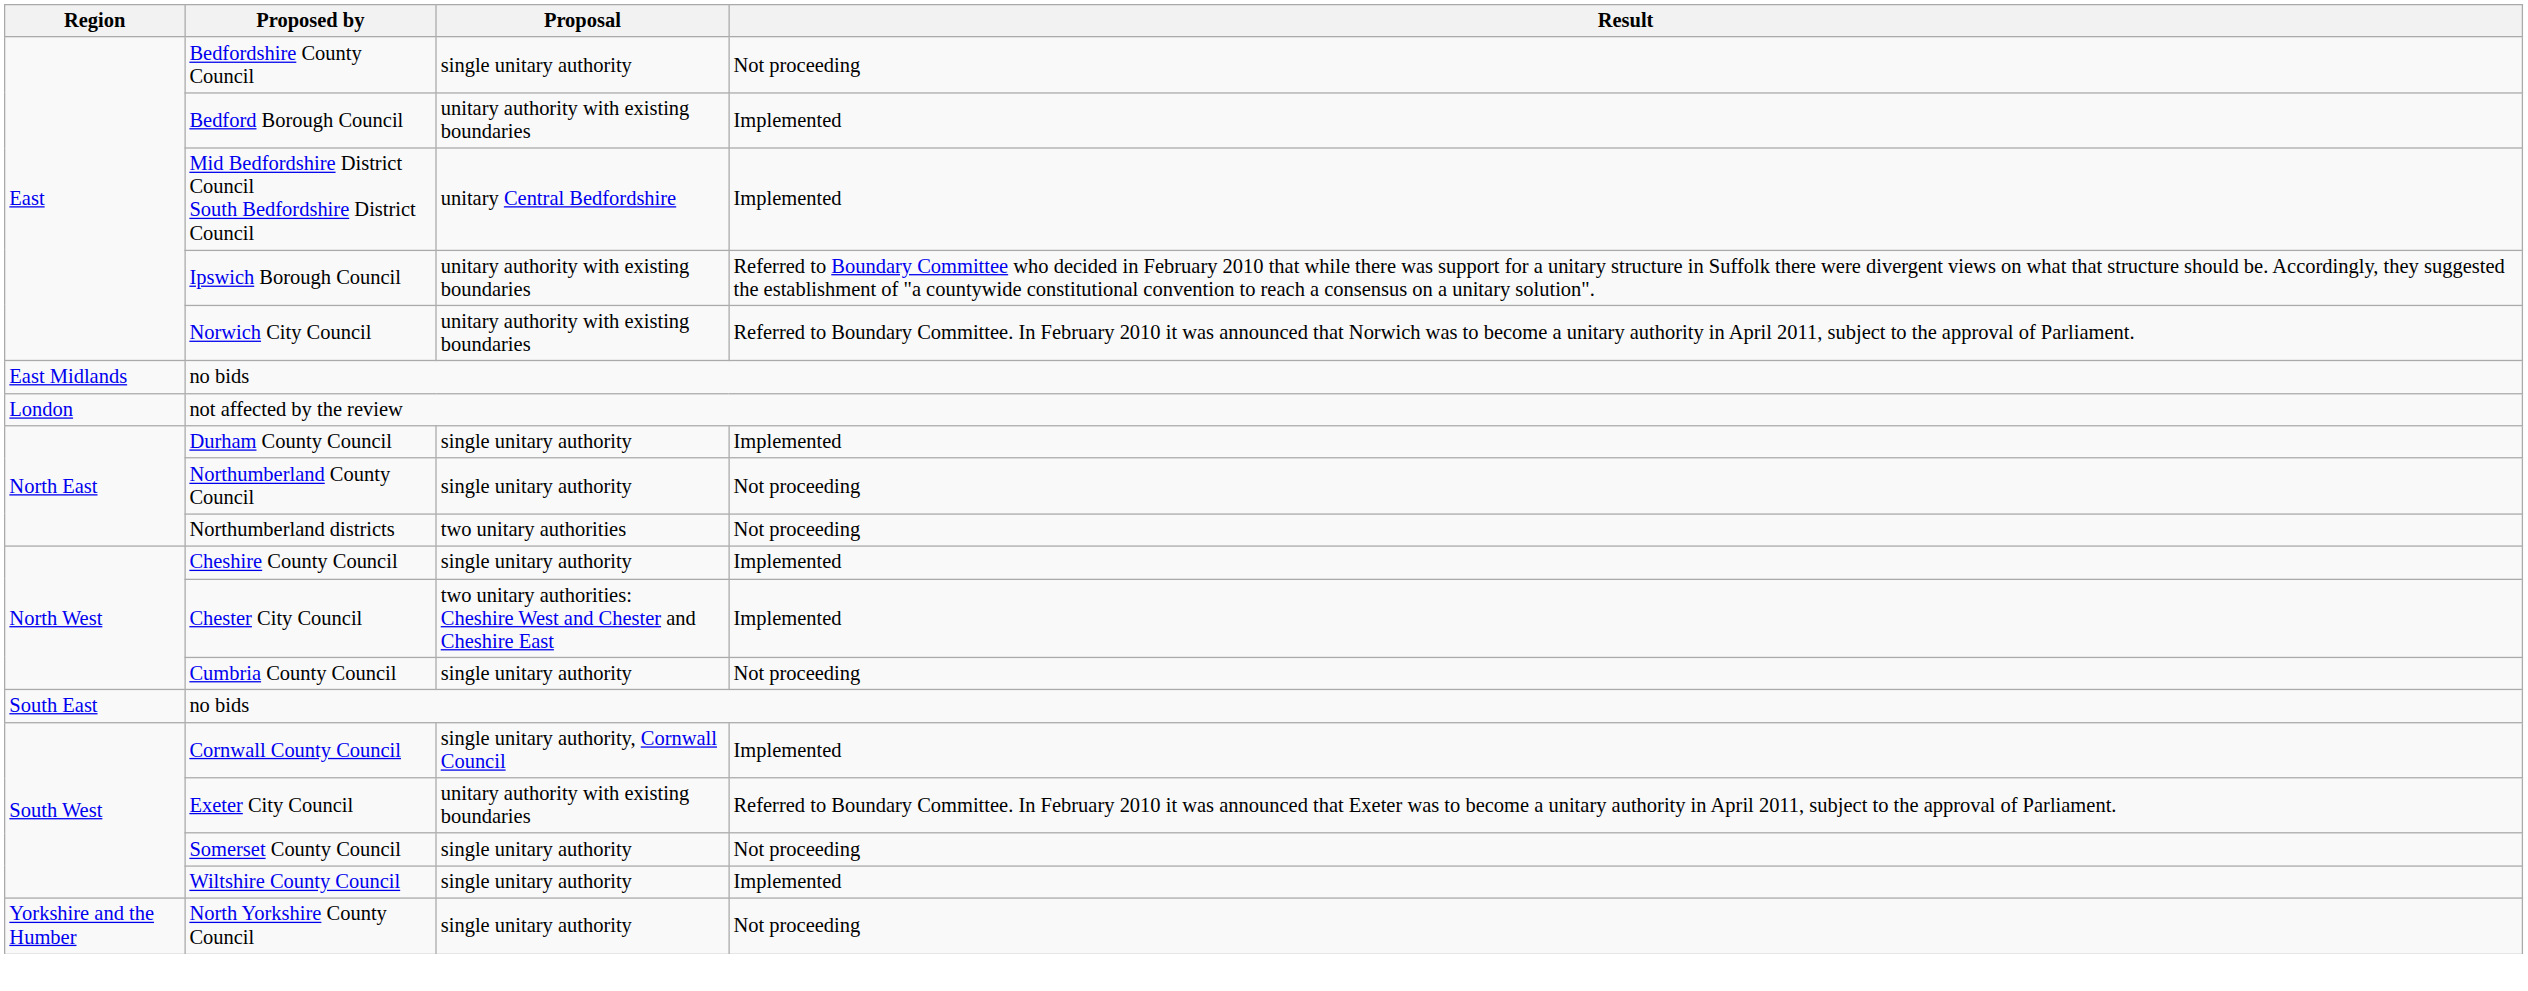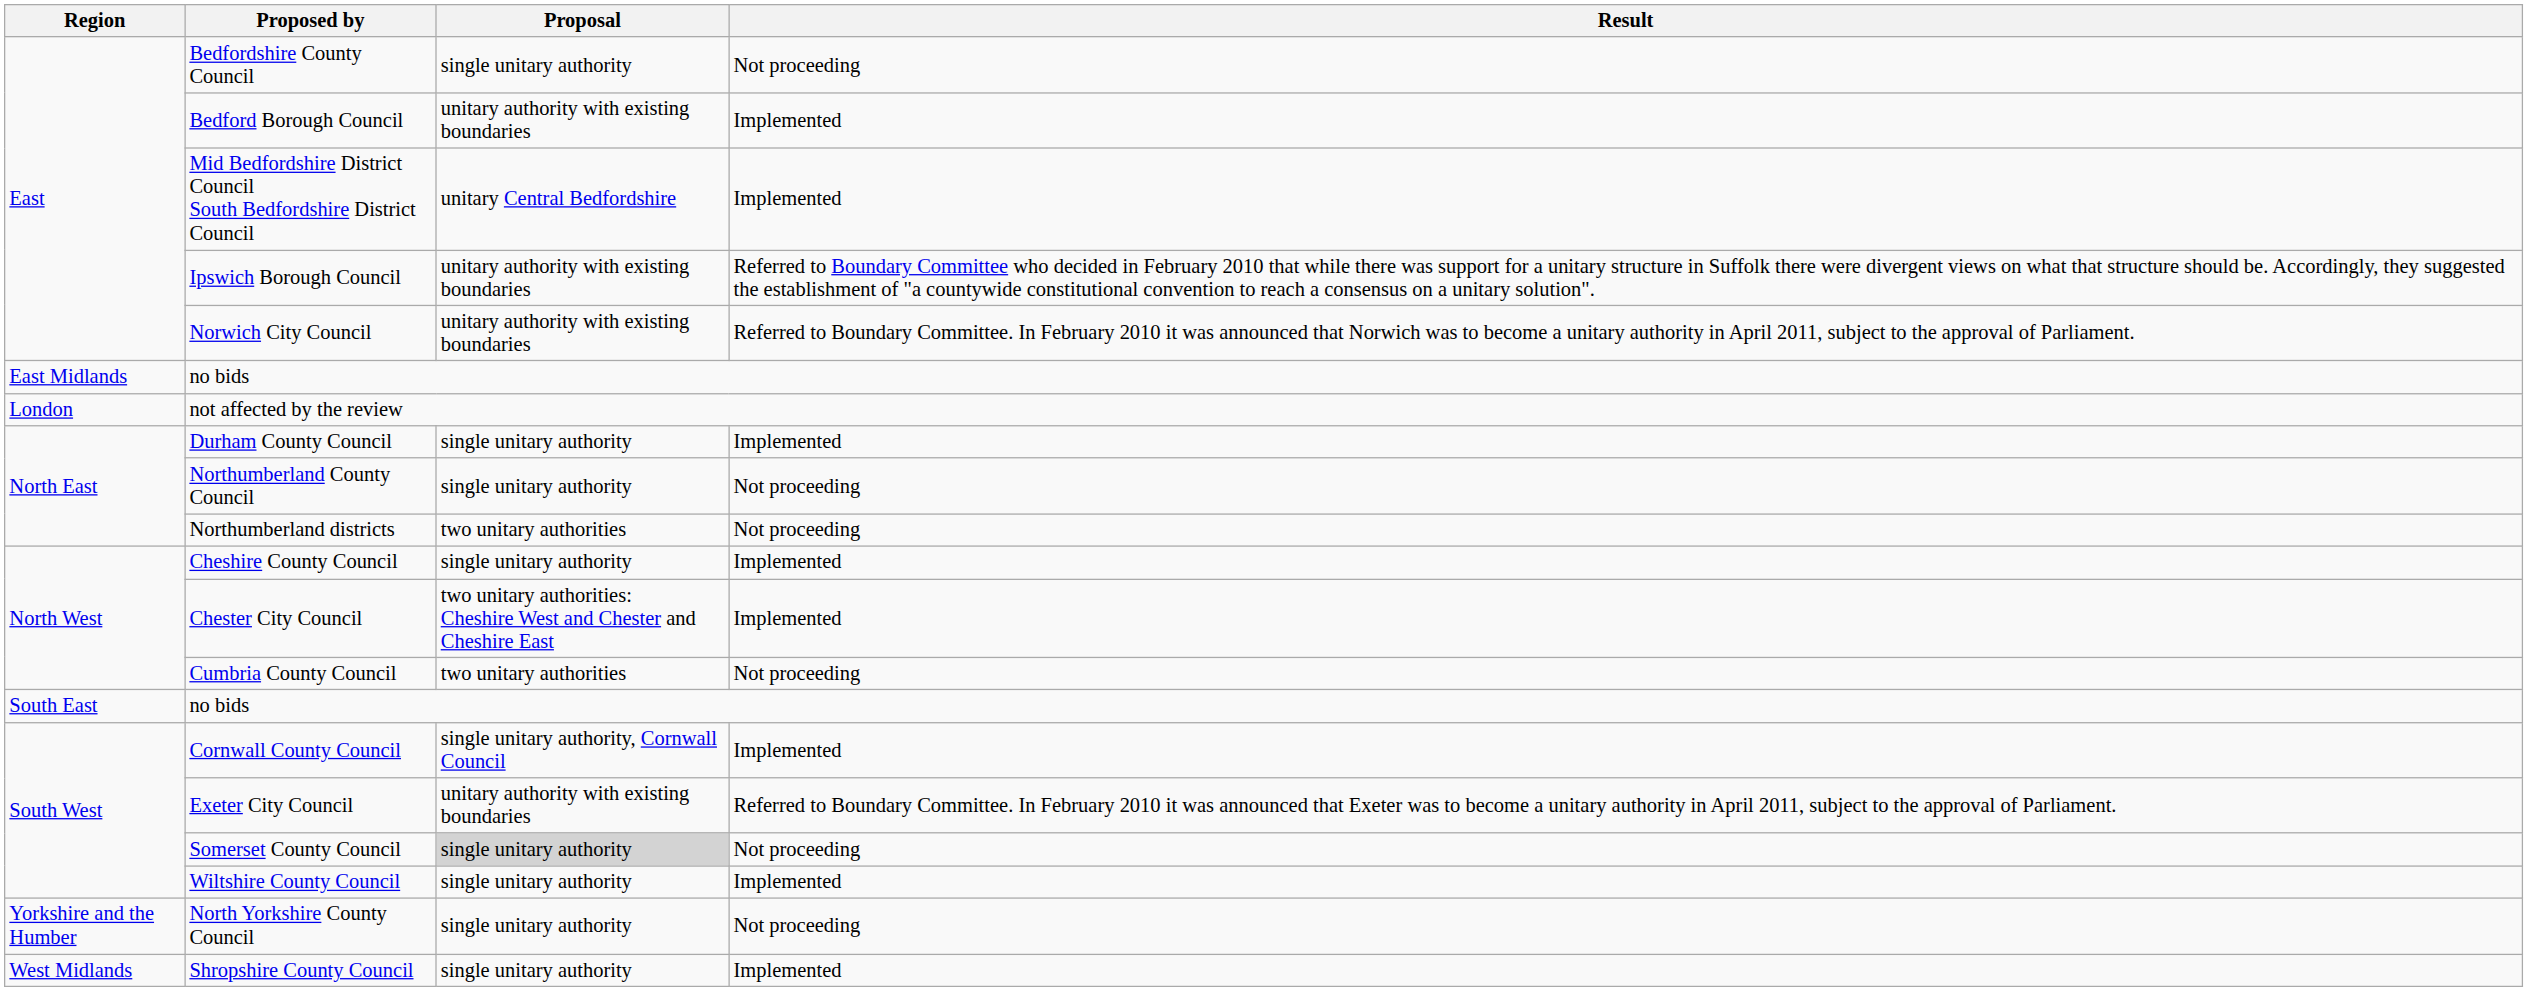(536, 673) single unitary authority -> (533, 673) two unitary authorities
(536, 849) no background -> (536, 849) lightgrey background
+ row: (71, 969)
